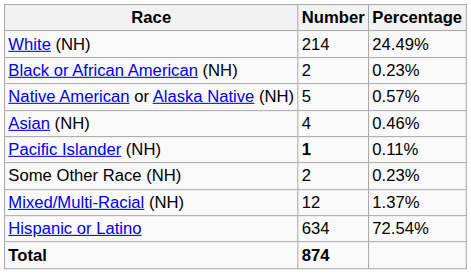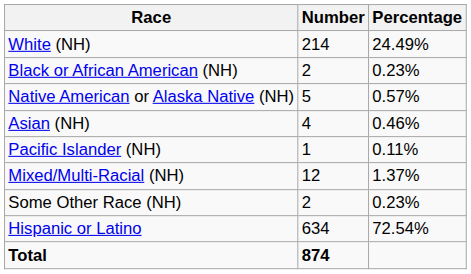(306, 149) bold -> (306, 149) normal
rows swapped: (95, 176) <-> (96, 202)
